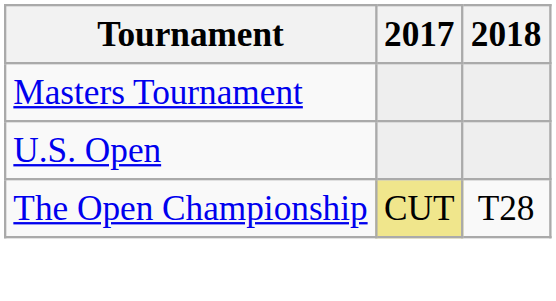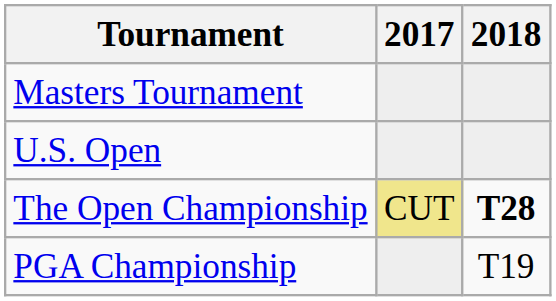(506, 208) normal -> (506, 208) bold
+ row: (155, 266)
